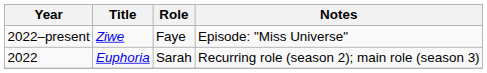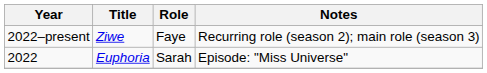(273, 36) Episode: "Miss Universe" -> (339, 36) Recurring role (season 2); main role (season 3)
(339, 57) Recurring role (season 2); main role (season 3) -> (273, 57) Episode: "Miss Universe"
